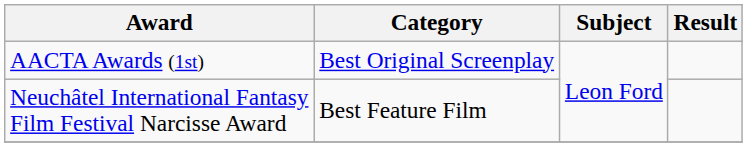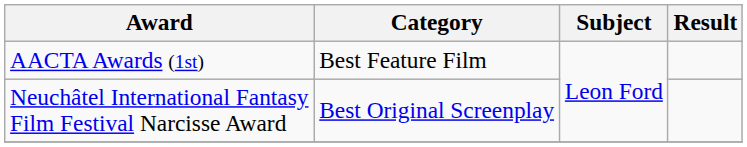(437, 60) Best Original Screenplay -> (403, 60) Best Feature Film
(403, 110) Best Feature Film -> (437, 110) Best Original Screenplay
